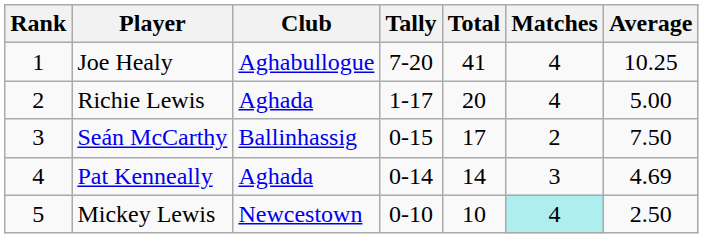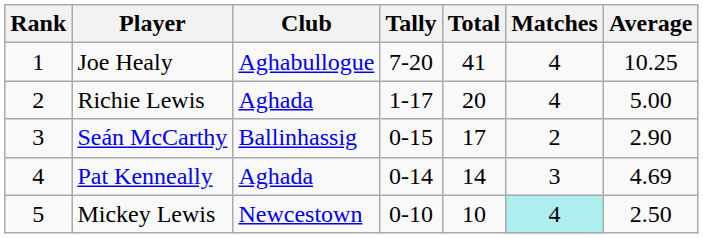(651, 137) 7.50 -> (651, 137) 2.90
